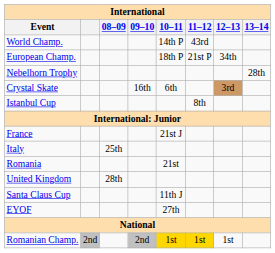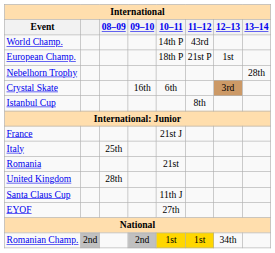(228, 57) 34th -> (228, 57) 1st
(228, 240) 1st -> (228, 240) 34th
